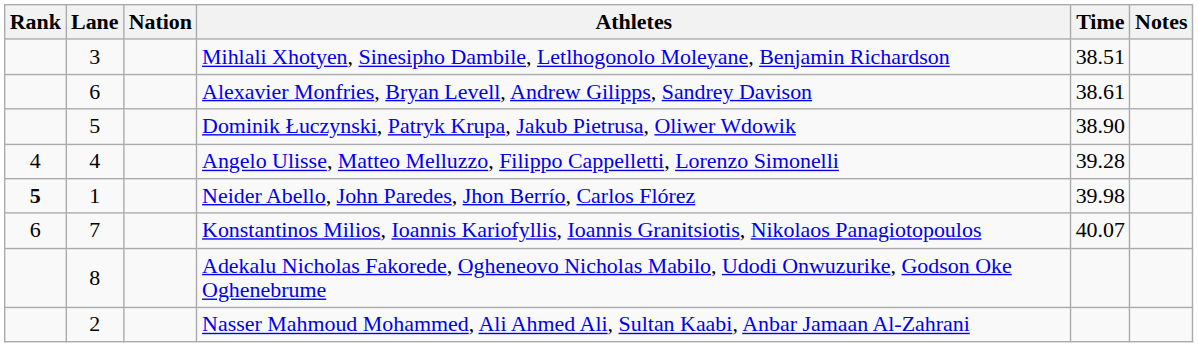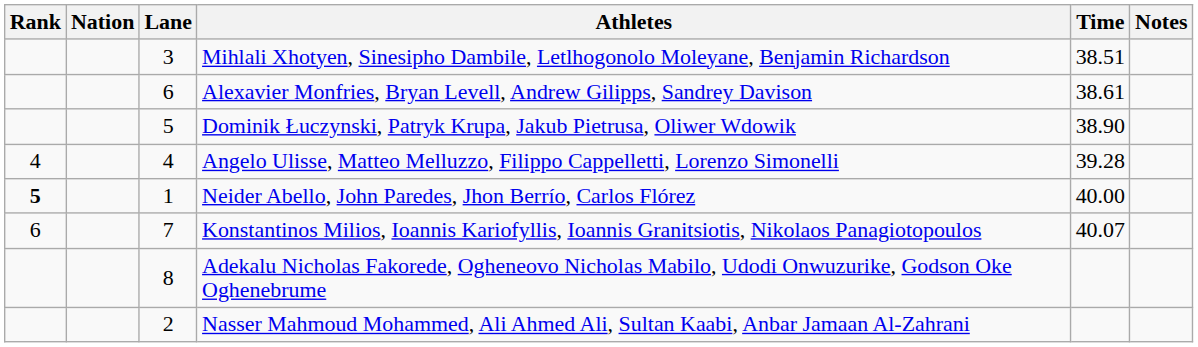columns swapped: (95, 21) <-> (160, 21)
(1100, 195) 39.98 -> (1100, 195) 40.00
